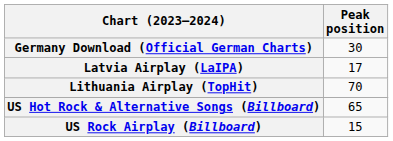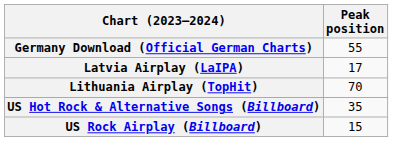(355, 48) 30 -> (355, 48) 55
(355, 107) 65 -> (355, 107) 35
